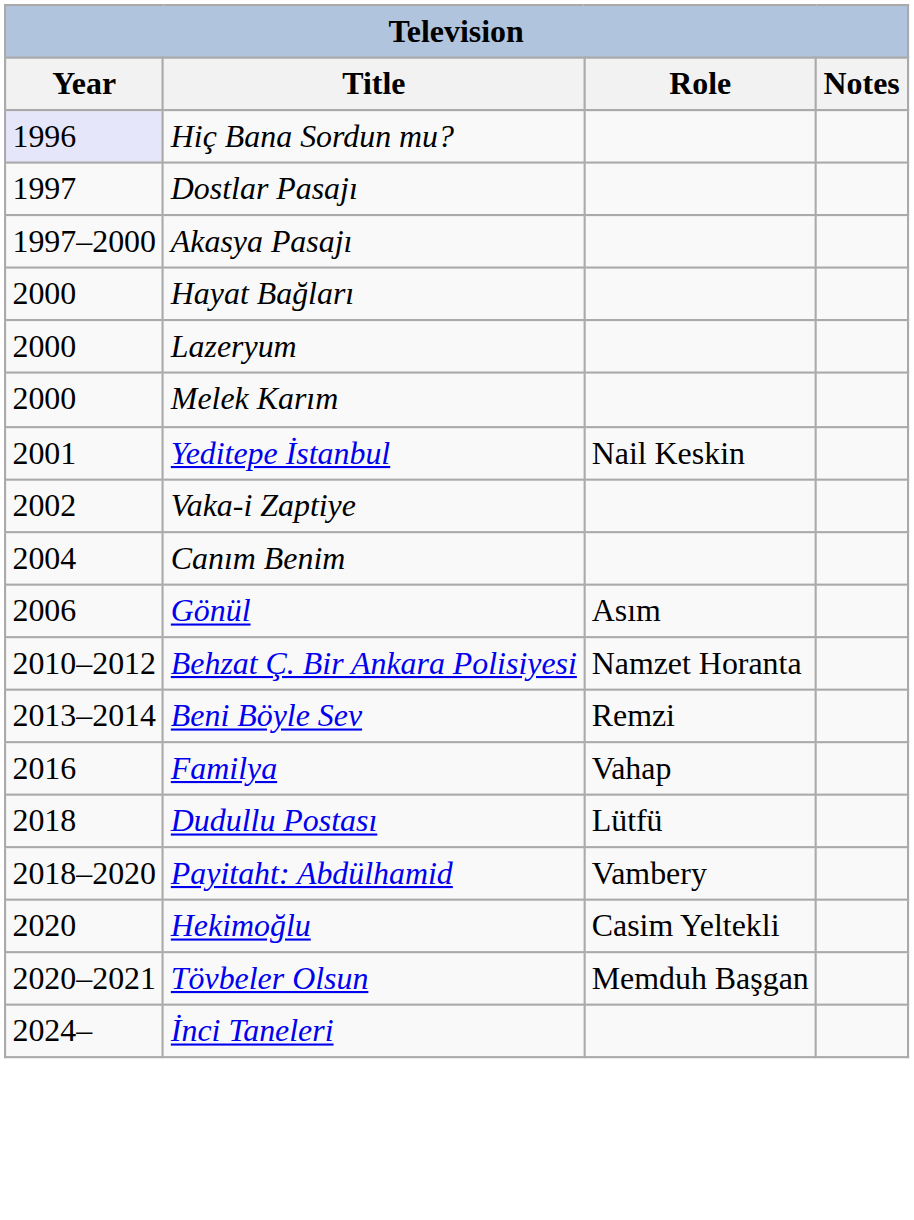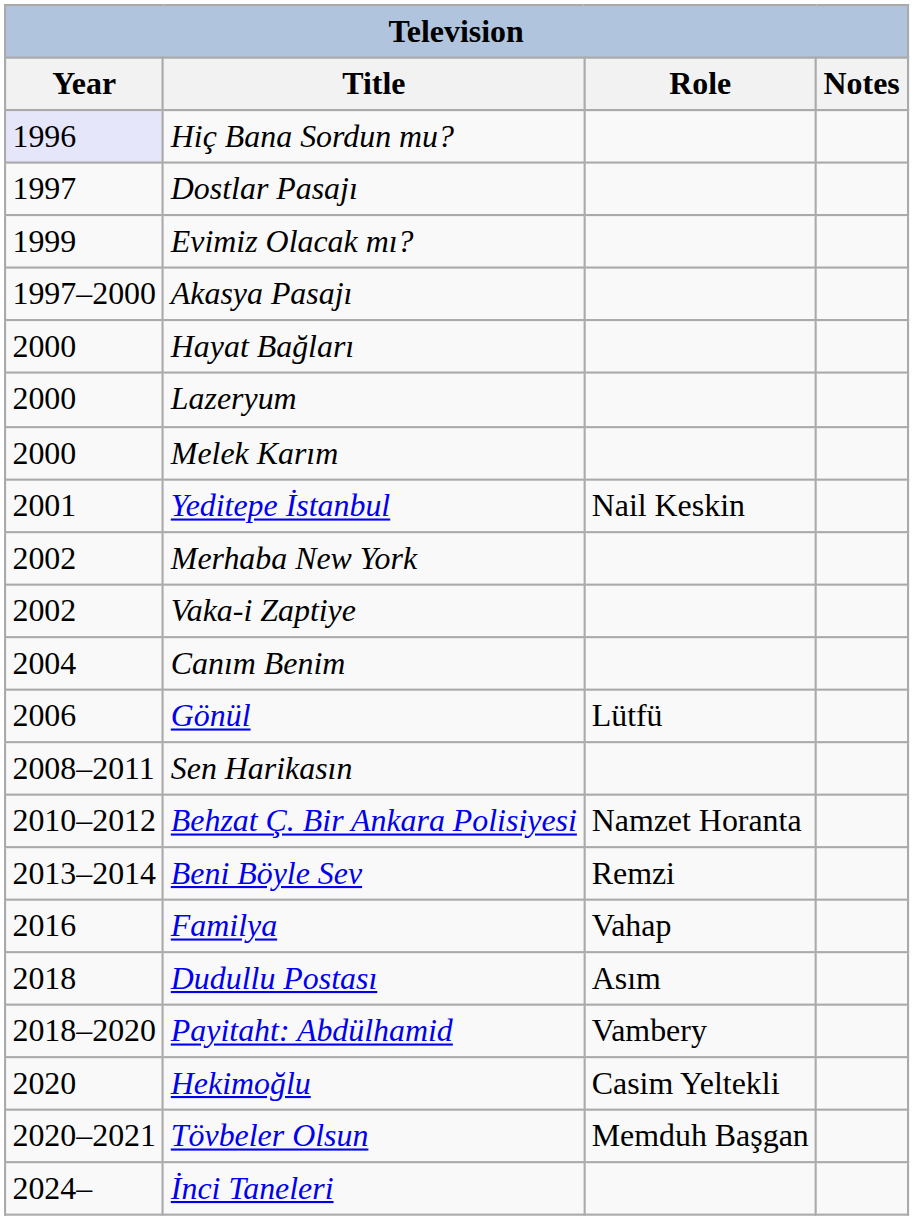+ row: (292, 241)
+ row: (294, 557)
(626, 609) Asım -> (627, 715) Lütfü
+ row: (262, 767)
(627, 820) Lütfü -> (626, 978) Asım
